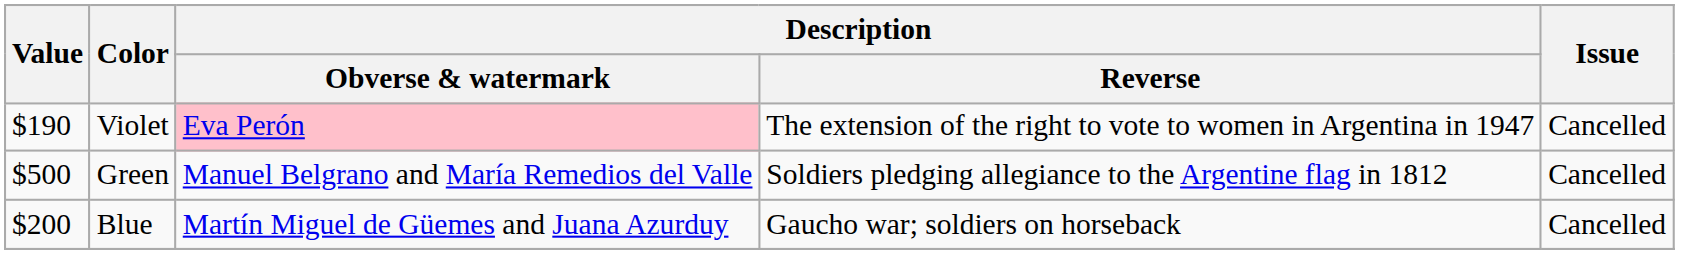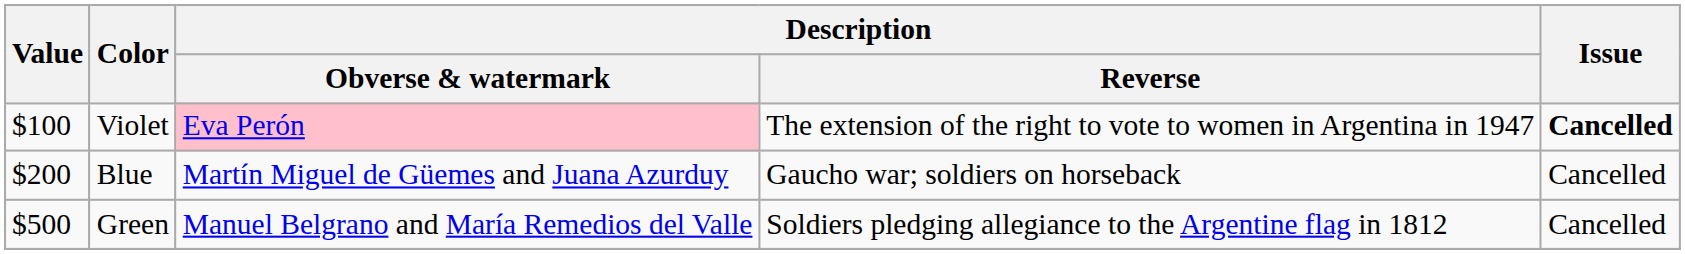(41, 126) $190 -> (41, 126) $100
(1607, 126) normal -> (1610, 126) bold
rows swapped: (125, 223) <-> (133, 175)
